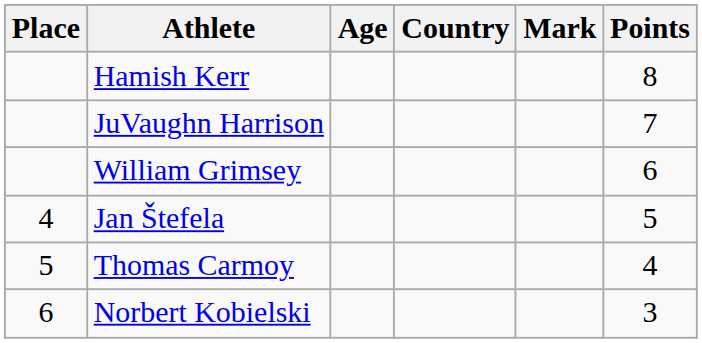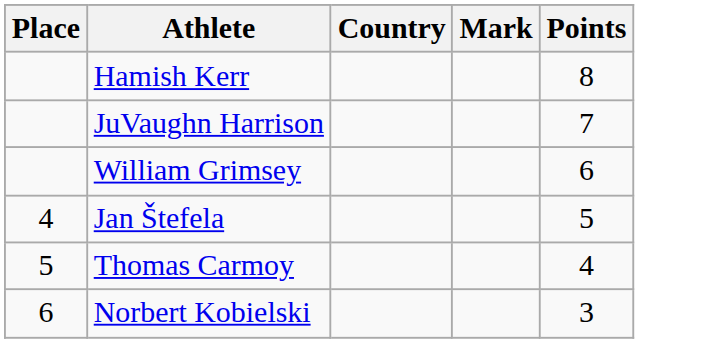- column: (363, 28)
